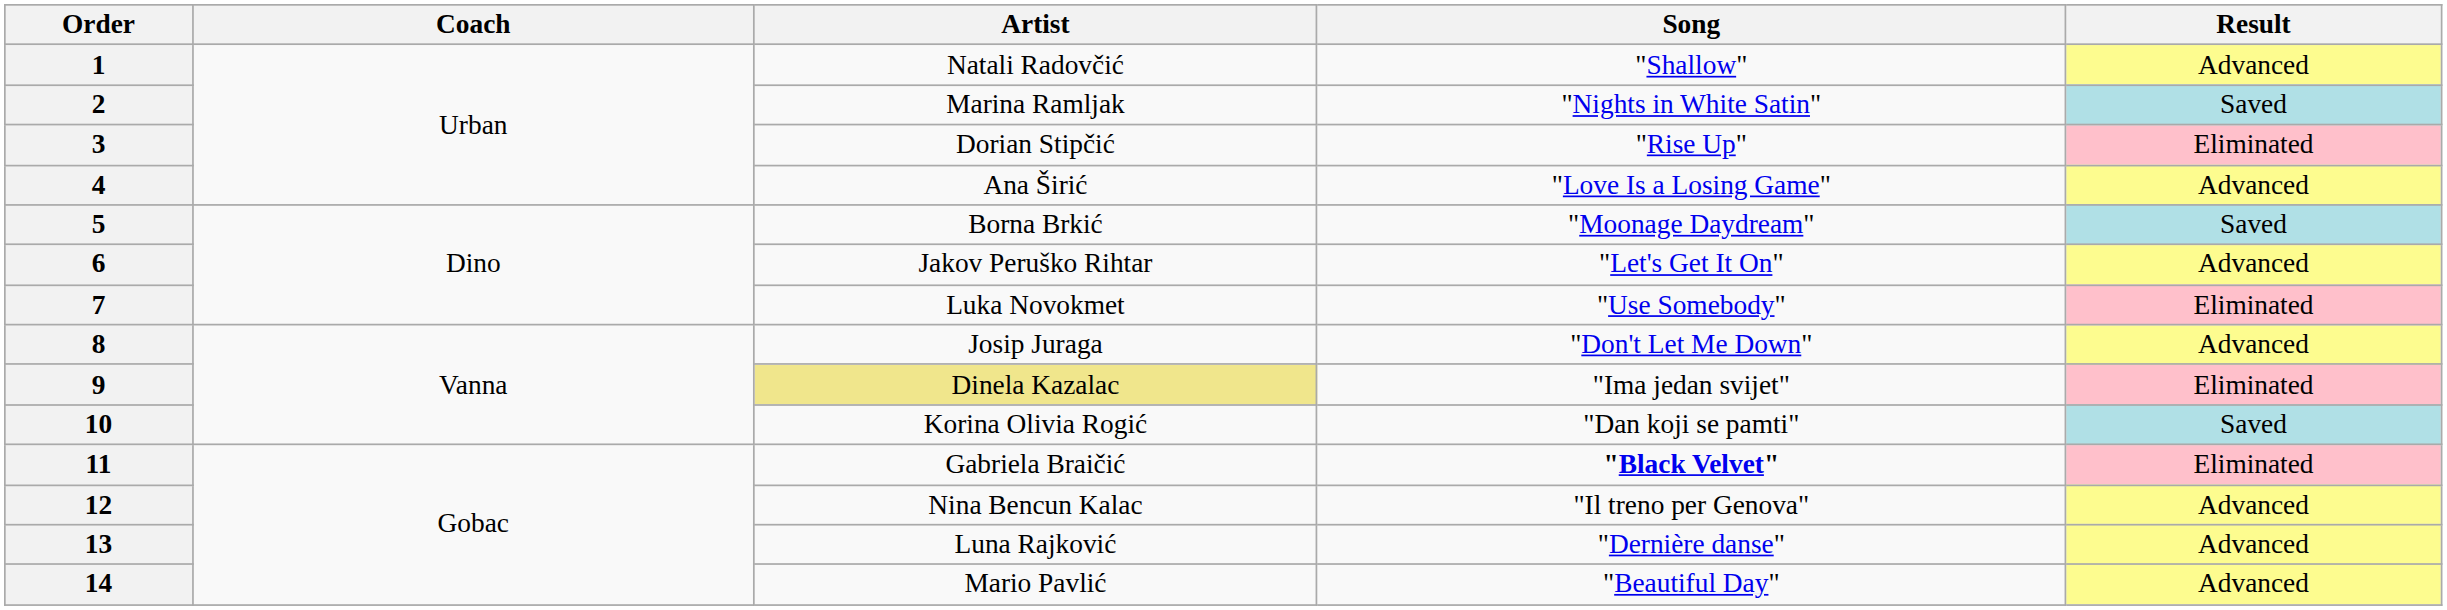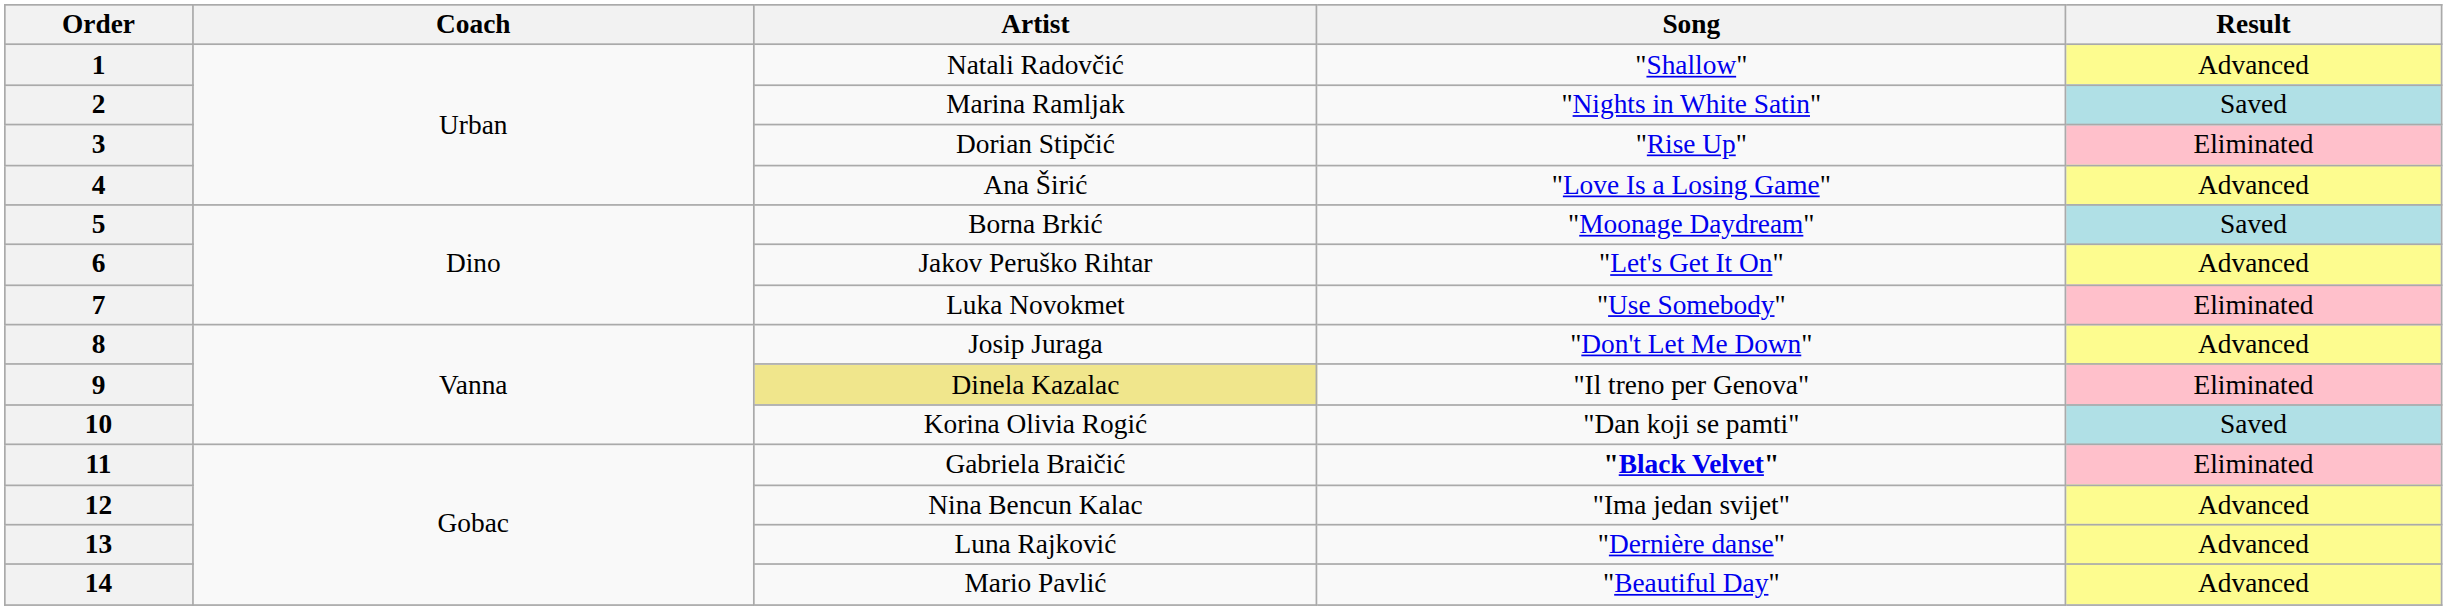(1691, 384) "Ima jedan svijet" -> (1691, 384) "Il treno per Genova"
(1691, 504) "Il treno per Genova" -> (1691, 504) "Ima jedan svijet"
